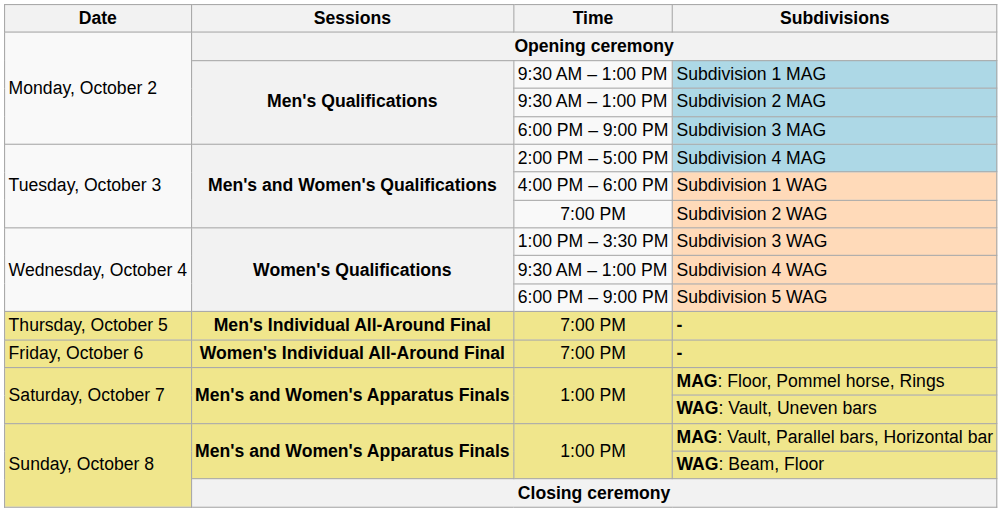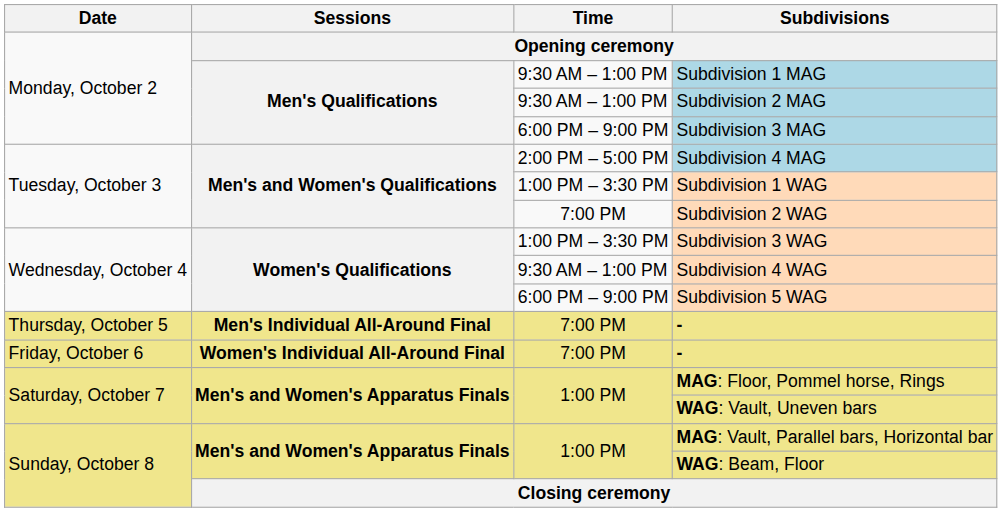(593, 185) 4:00 PM – 6:00 PM -> (593, 185) 1:00 PM – 3:30 PM
